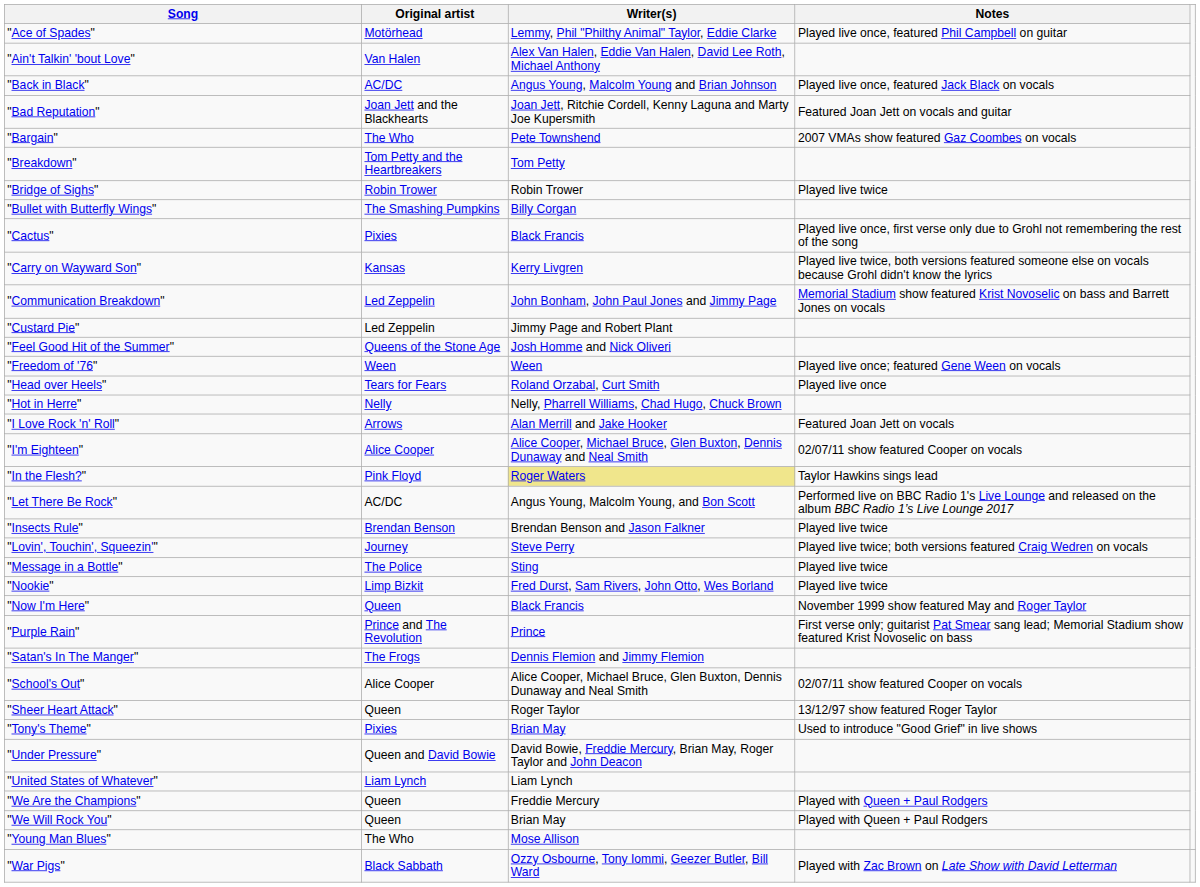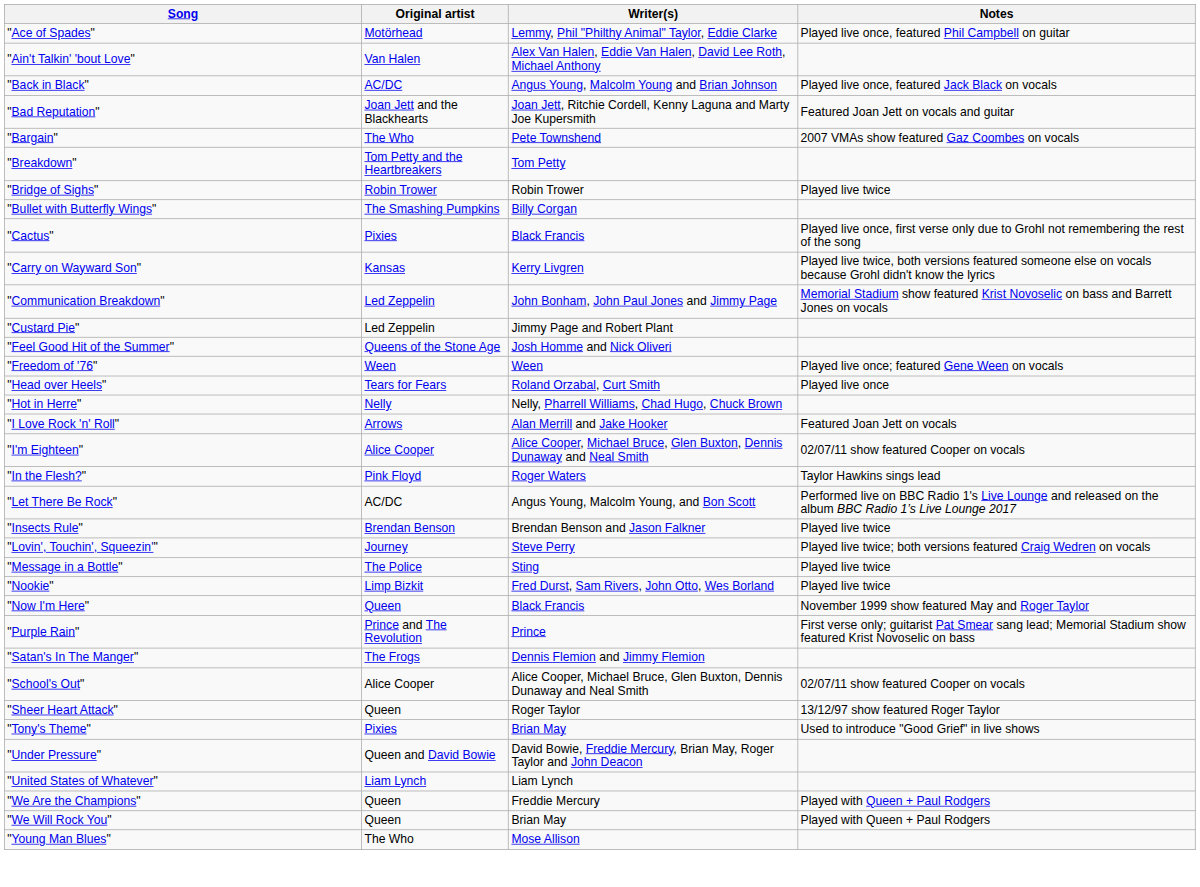(548, 476) khaki background -> (549, 476) no background
- row: (36, 865)
